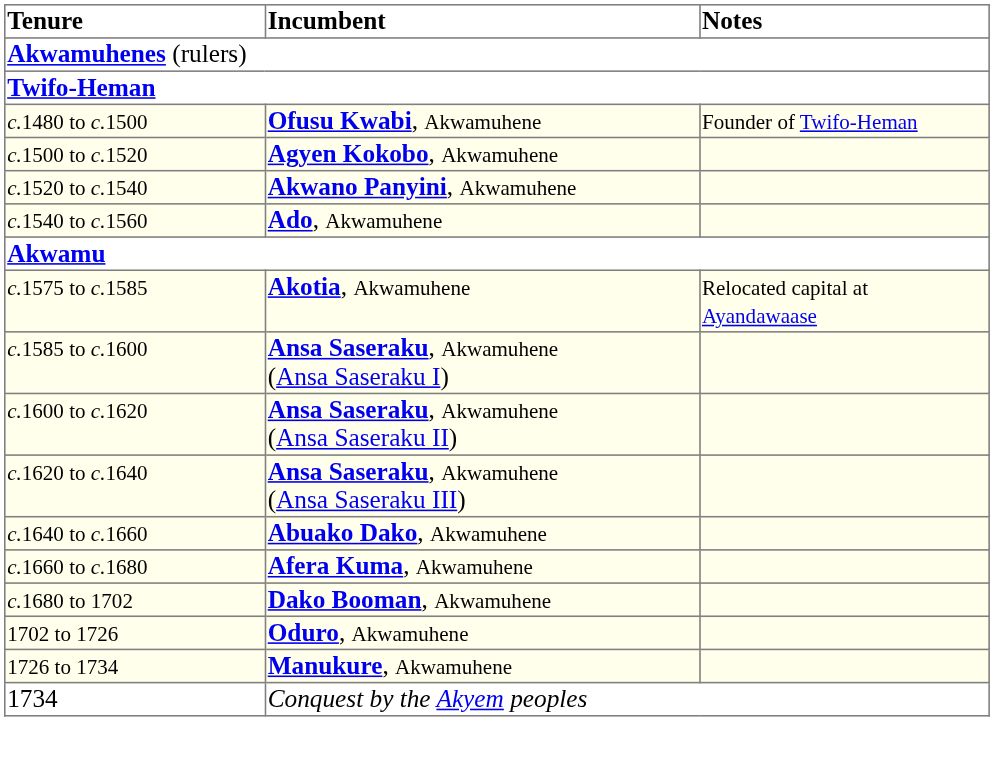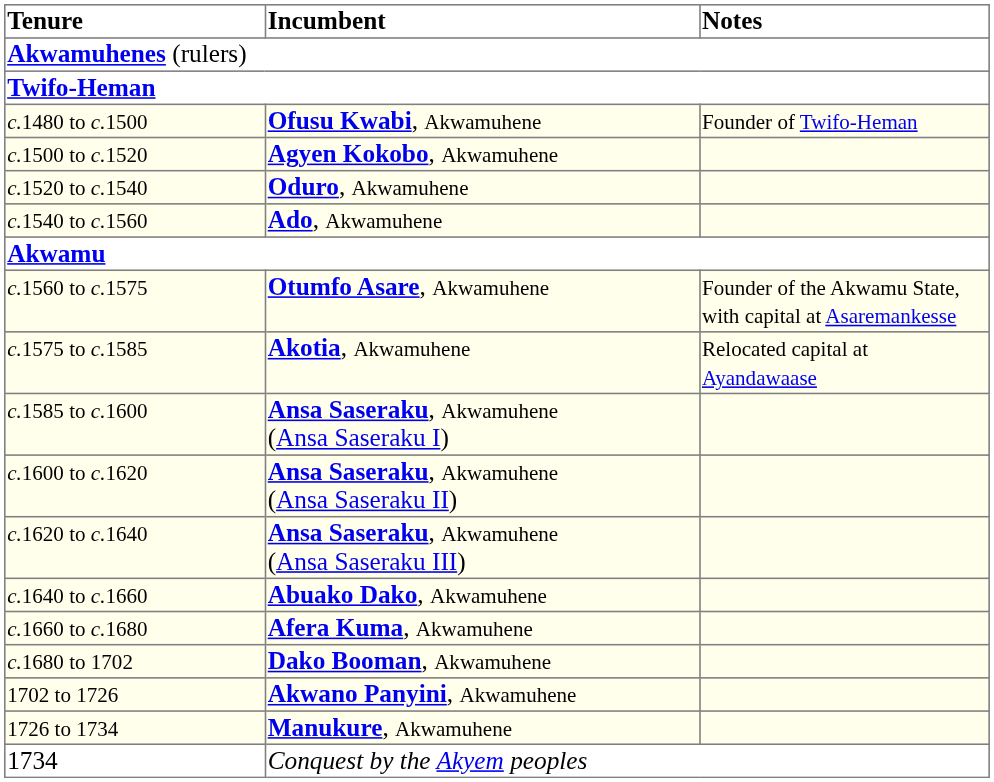(422, 186) Akwano Panyini, Akwamuhene -> (368, 186) Oduro, Akwamuhene
+ row: (77, 288)
(368, 632) Oduro, Akwamuhene -> (422, 694) Akwano Panyini, Akwamuhene
